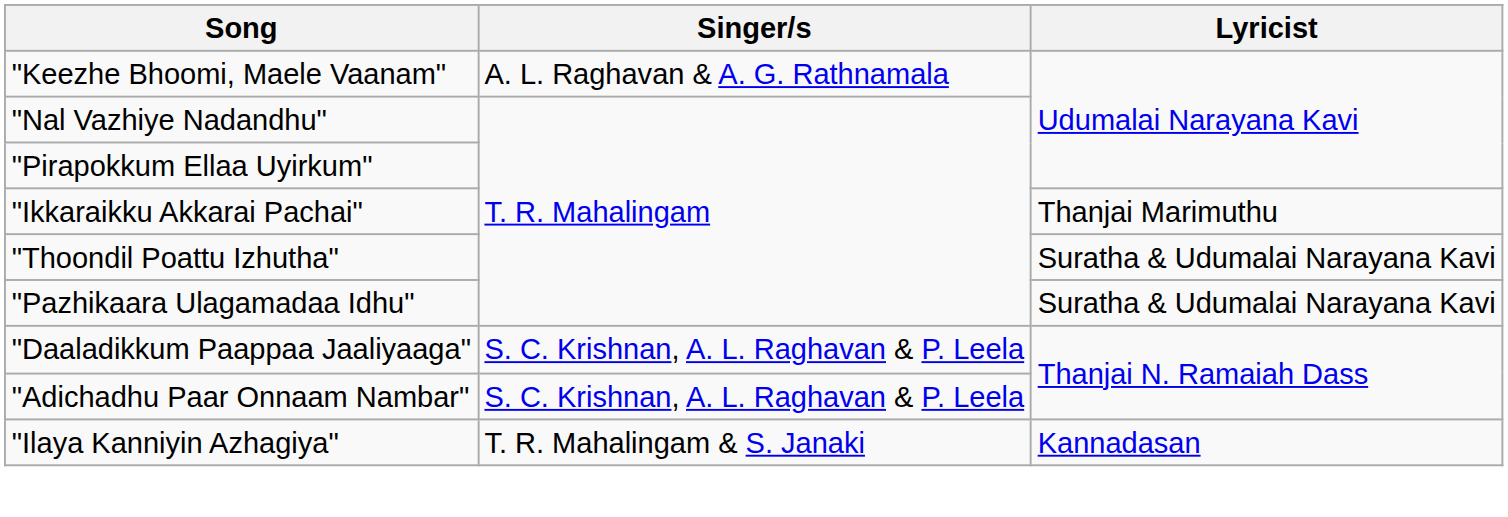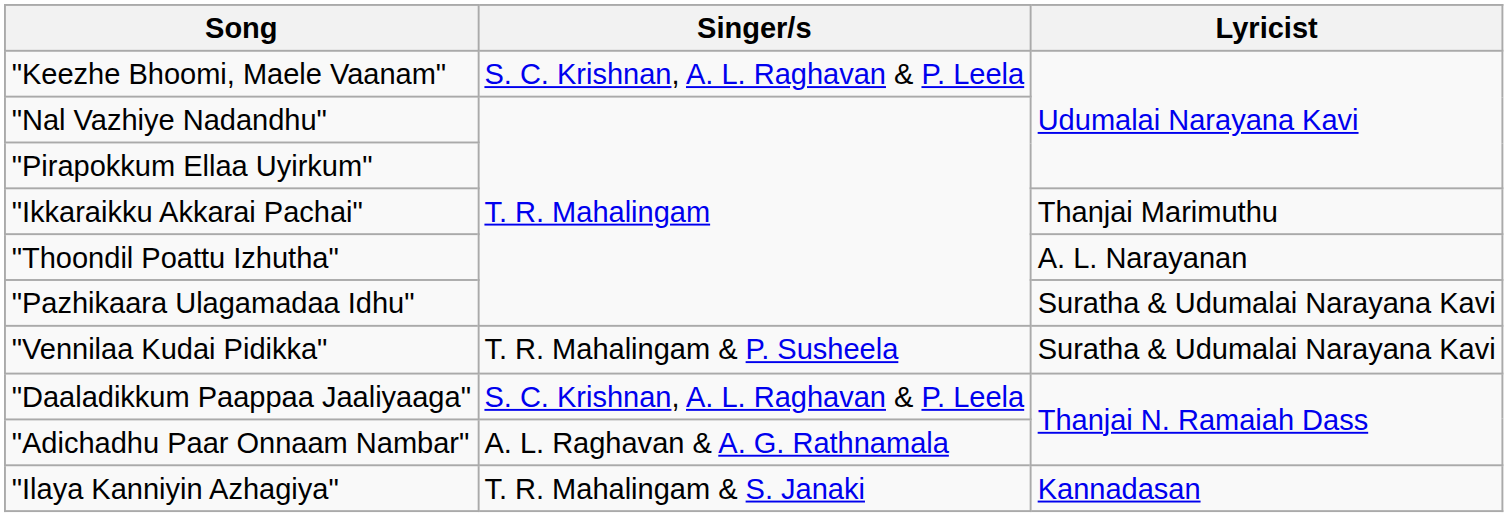(717, 74) A. L. Raghavan & A. G. Rathnamala -> (754, 74) S. C. Krishnan, A. L. Raghavan & P. Leela
(1267, 258) Suratha & Udumalai Narayana Kavi -> (1142, 258) A. L. Narayanan
+ row: (170, 350)
(754, 396) S. C. Krishnan, A. L. Raghavan & P. Leela -> (717, 442) A. L. Raghavan & A. G. Rathnamala
